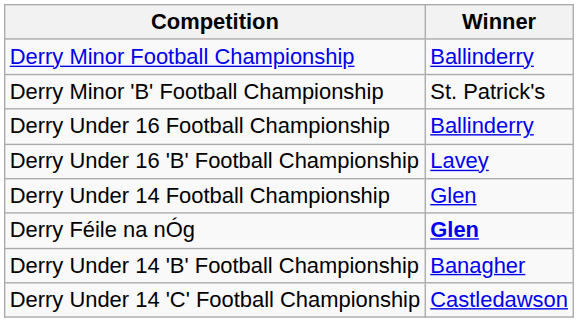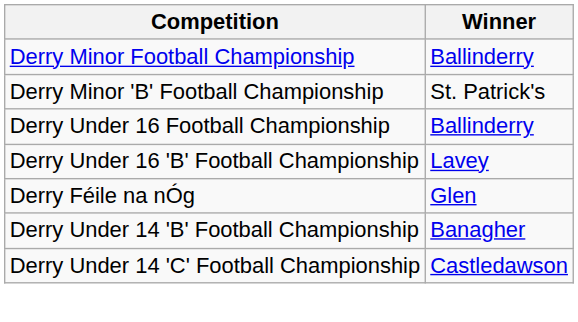- row: (200, 195)
(455, 230) bold -> (453, 195) normal
